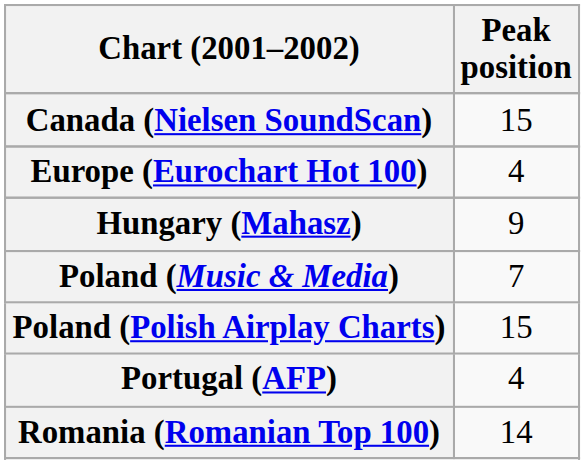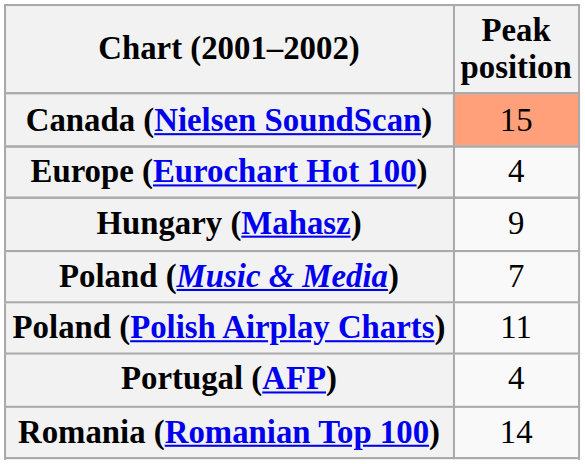(516, 119) no background -> (516, 119) lightsalmon background
(516, 327) 15 -> (516, 327) 11
